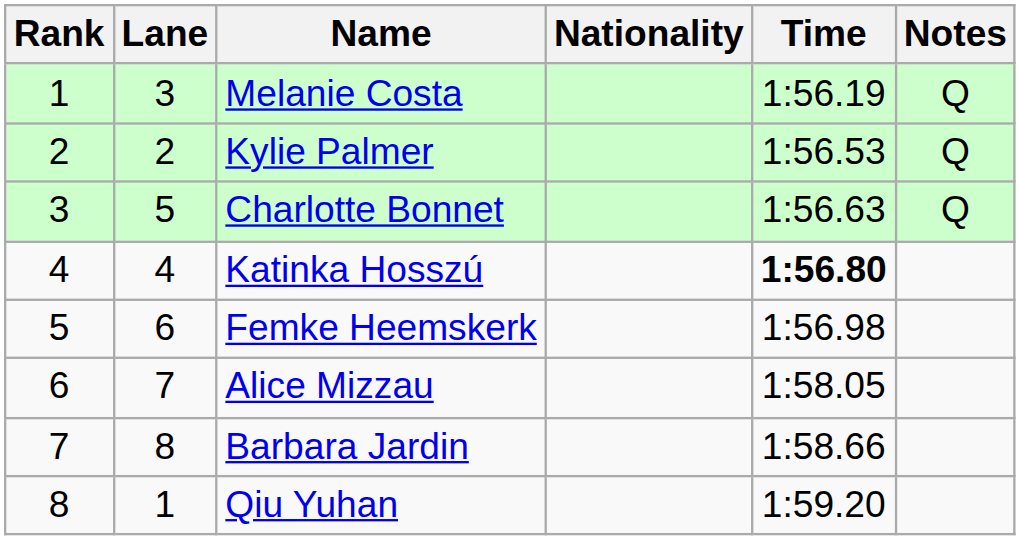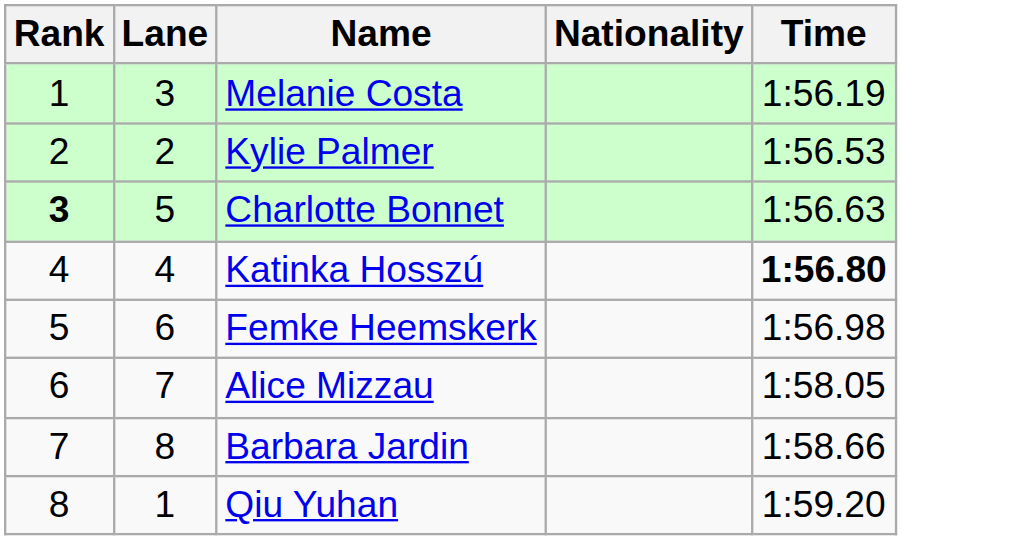- column: (955, 33)
(59, 210) normal -> (59, 210) bold
